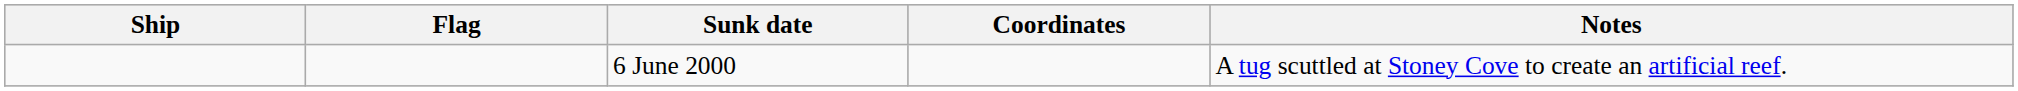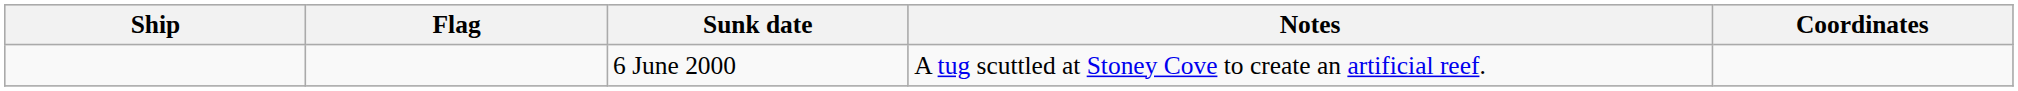columns swapped: (1611, 24) <-> (1059, 24)
